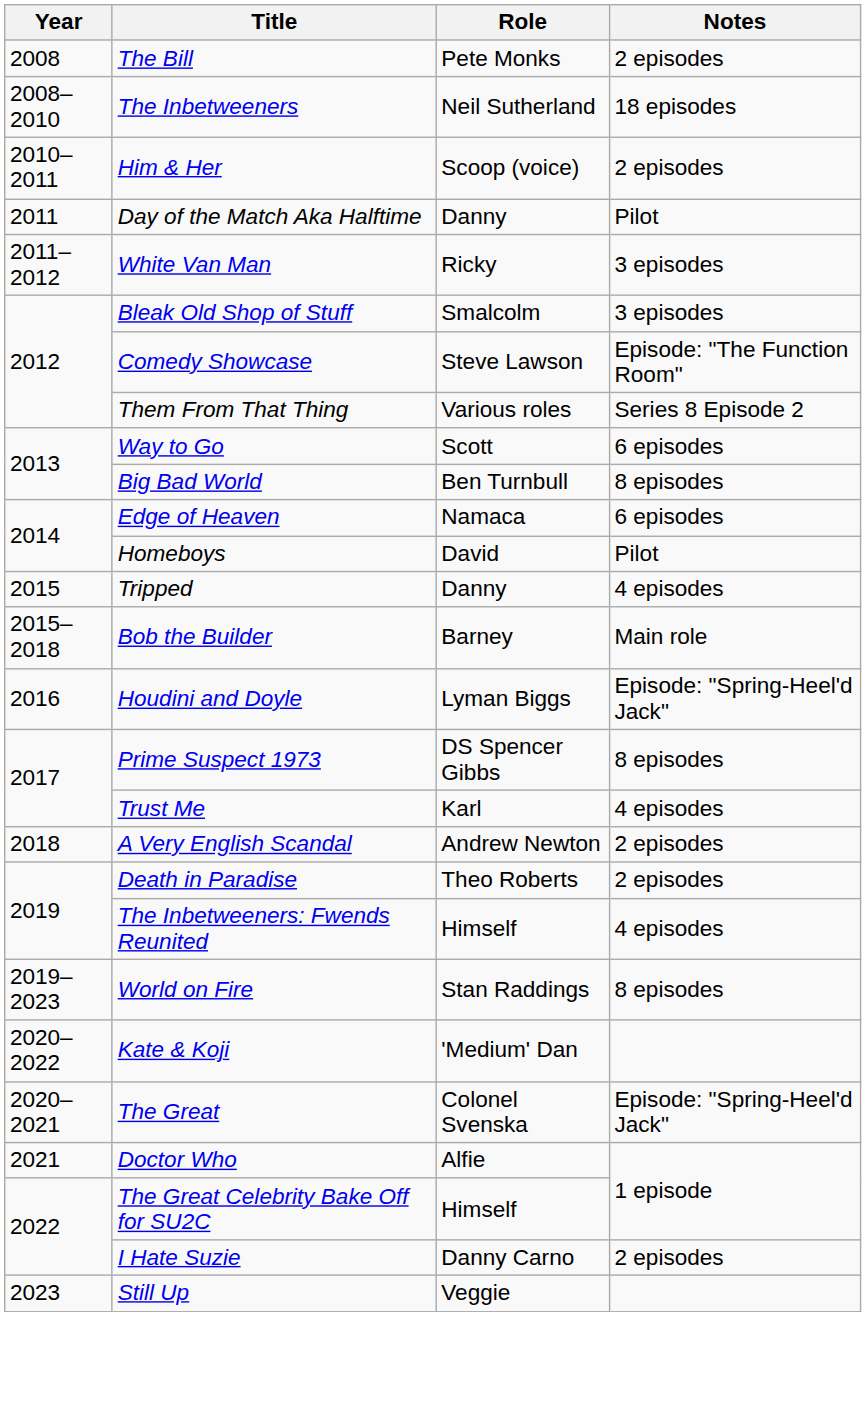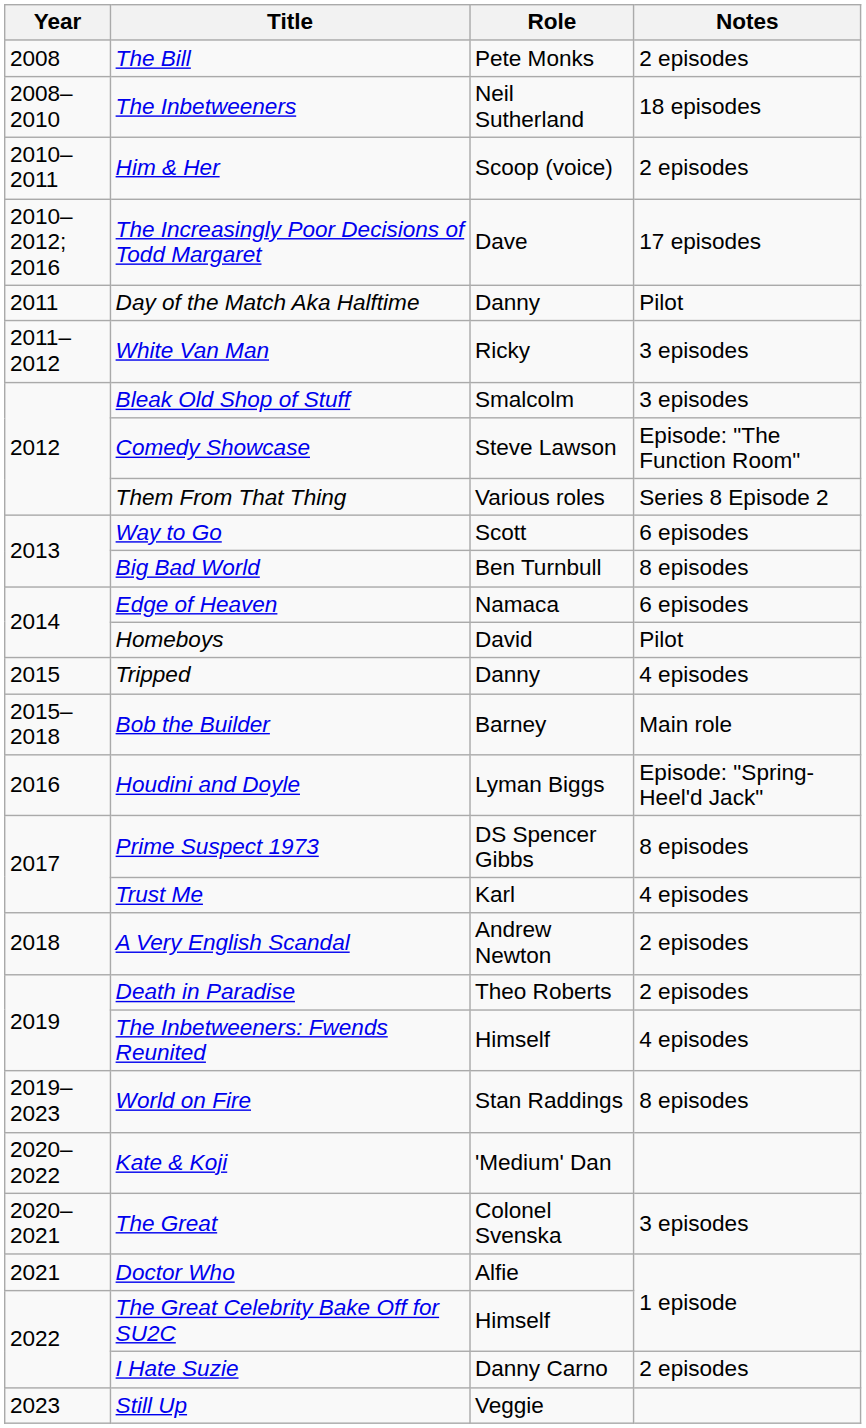+ row: (290, 241)
(734, 1111) Episode: "Spring-Heel'd Jack" -> (694, 1223) 3 episodes
